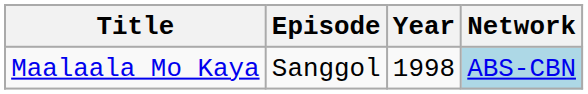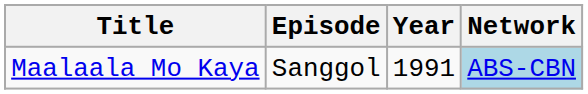(424, 68) 1998 -> (424, 68) 1991
